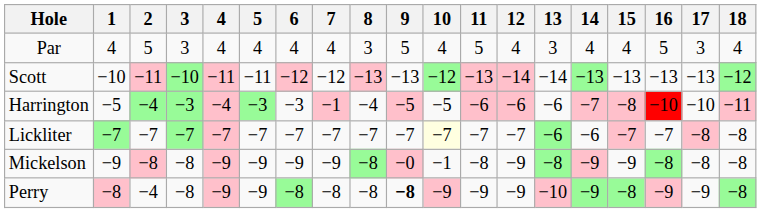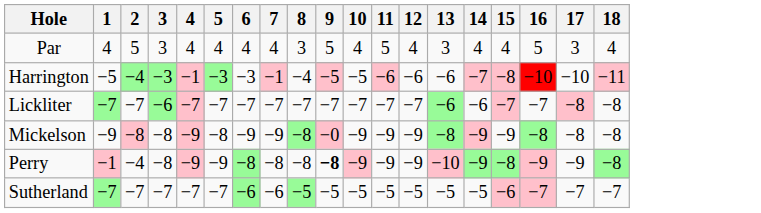- row: (28, 76)
(221, 105) −4 -> (190, 76) −1
(516, 105) pink background -> (413, 76) no background
(185, 134) −7 -> (163, 105) −6
(442, 134) lightyellow background -> (357, 105) no background
(258, 163) −9 -> (218, 134) −8
(442, 163) −1 -> (357, 134) −9
(479, 163) −8 -> (385, 134) −9
(111, 192) −8 -> (107, 163) −1
+ row: (48, 192)
